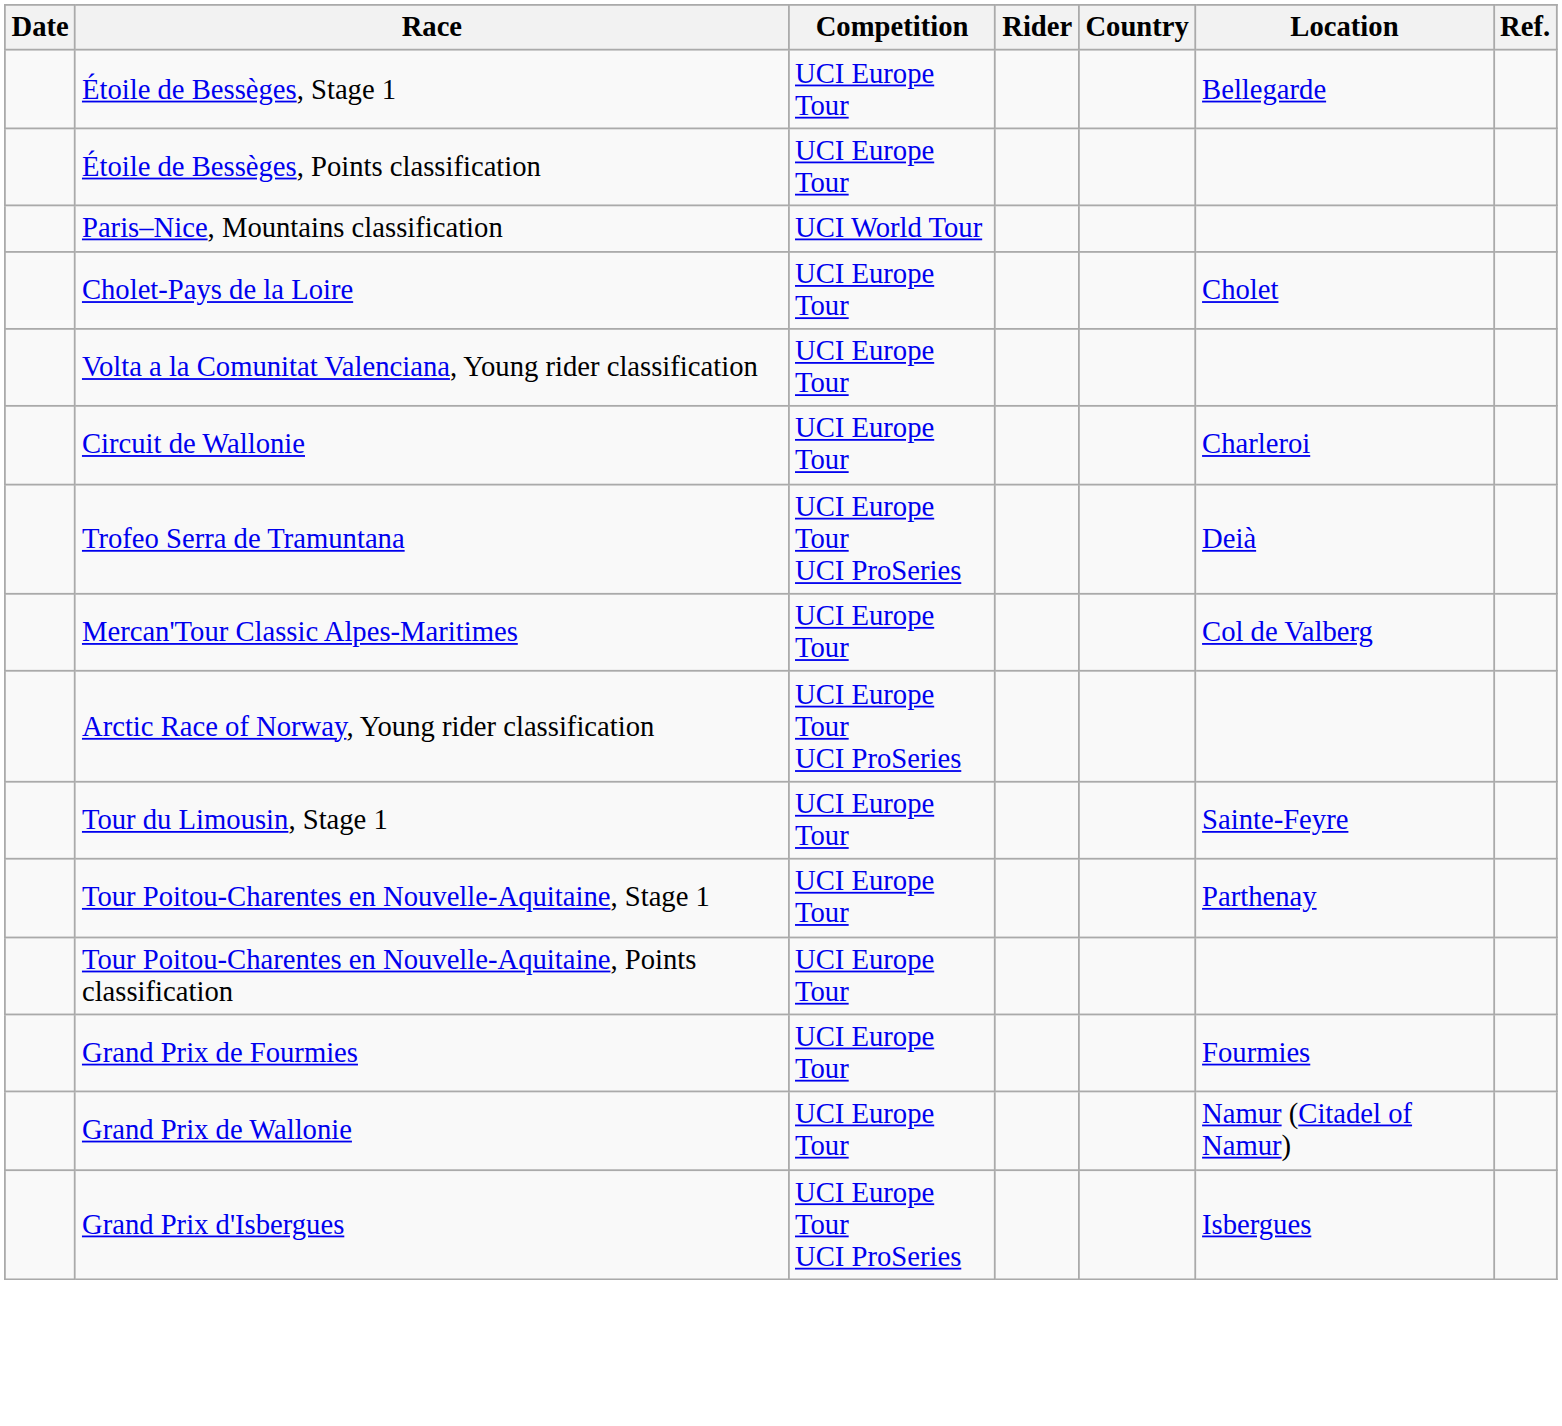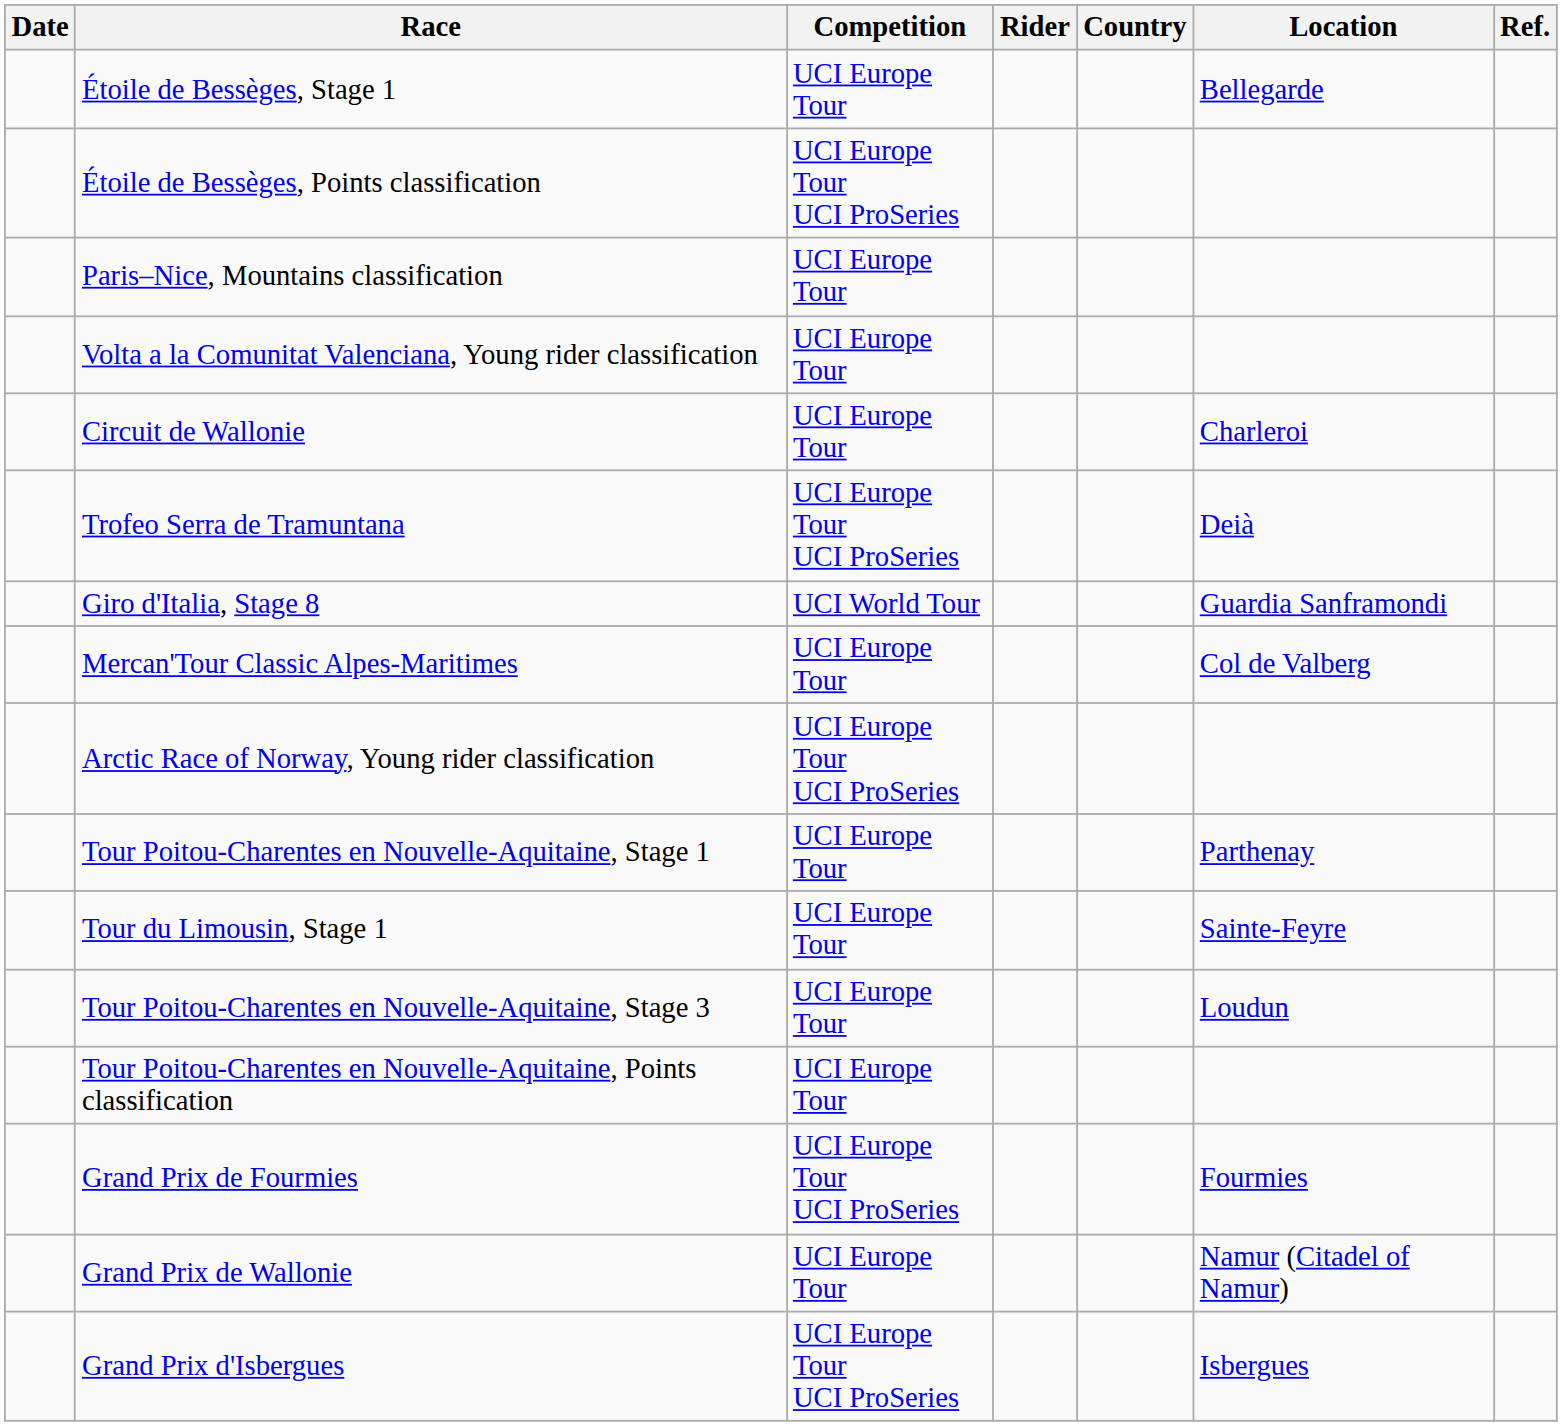(865, 166) UCI Europe Tour -> (876, 182) UCI Europe Tour UCI ProSeries
(889, 227) UCI World Tour -> (862, 276) UCI Europe Tour
- row: (218, 289)
+ row: (201, 602)
rows swapped: (235, 819) <-> (396, 897)
+ row: (396, 1007)
(865, 1052) UCI Europe Tour -> (876, 1178) UCI Europe Tour UCI ProSeries
